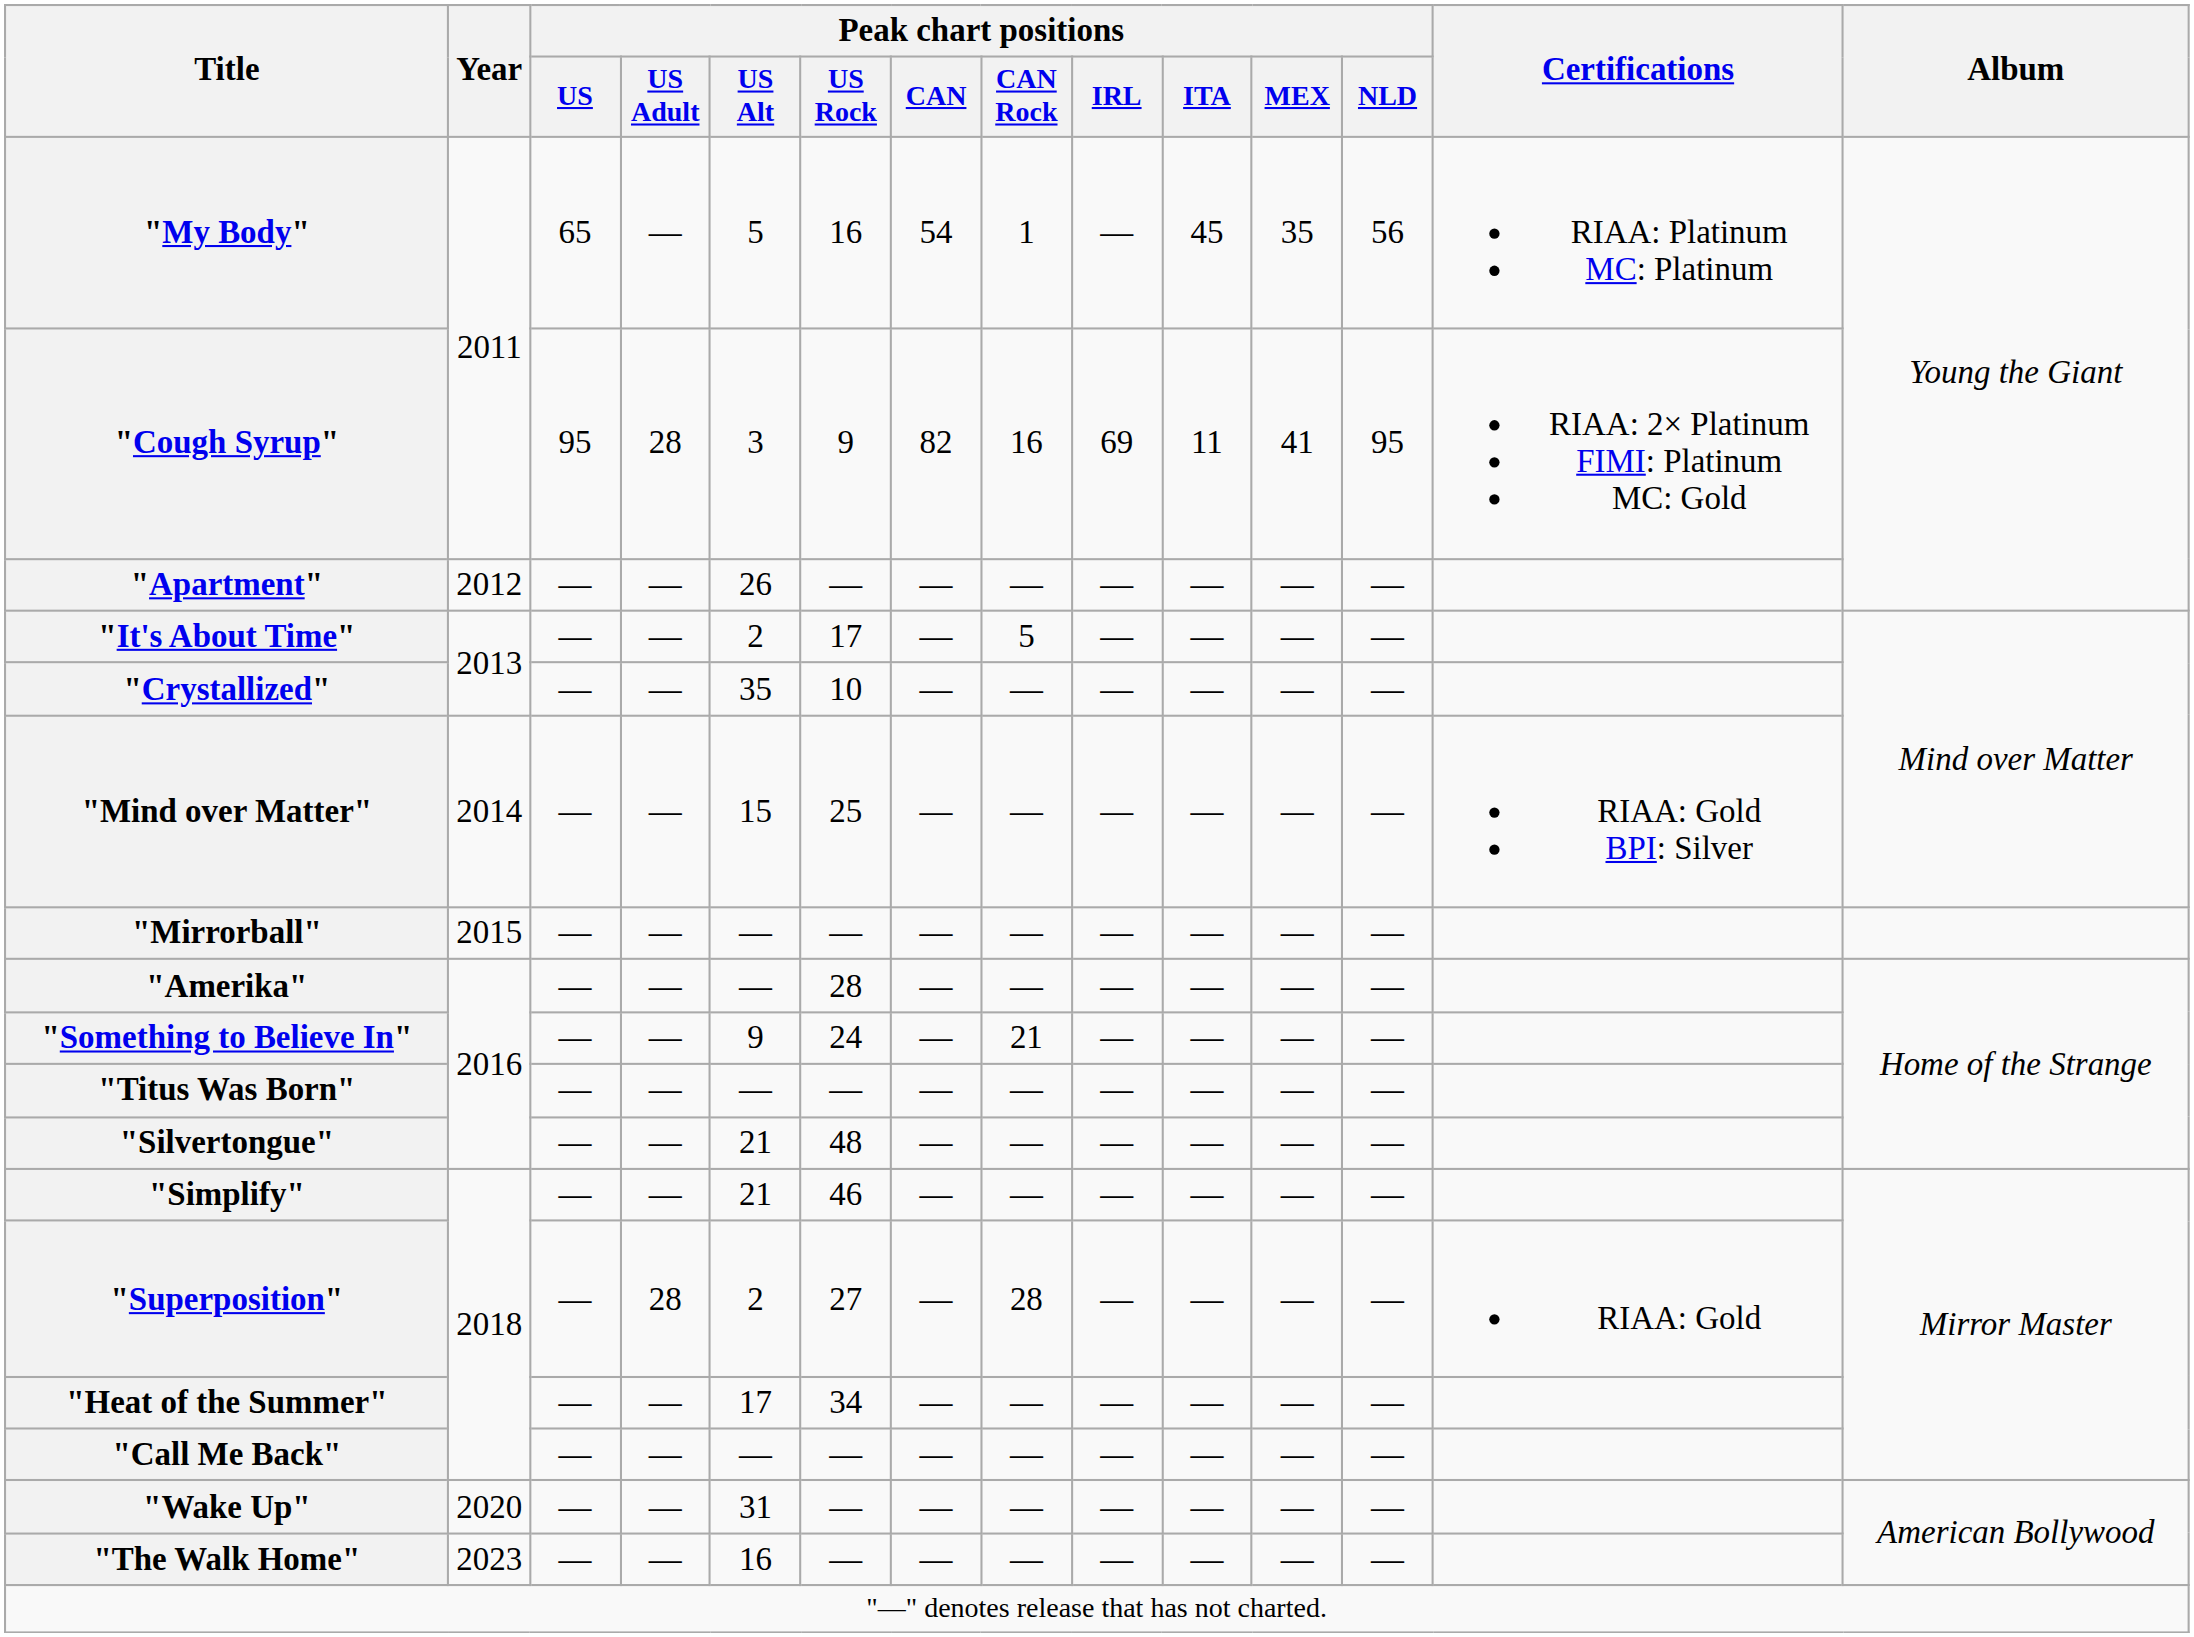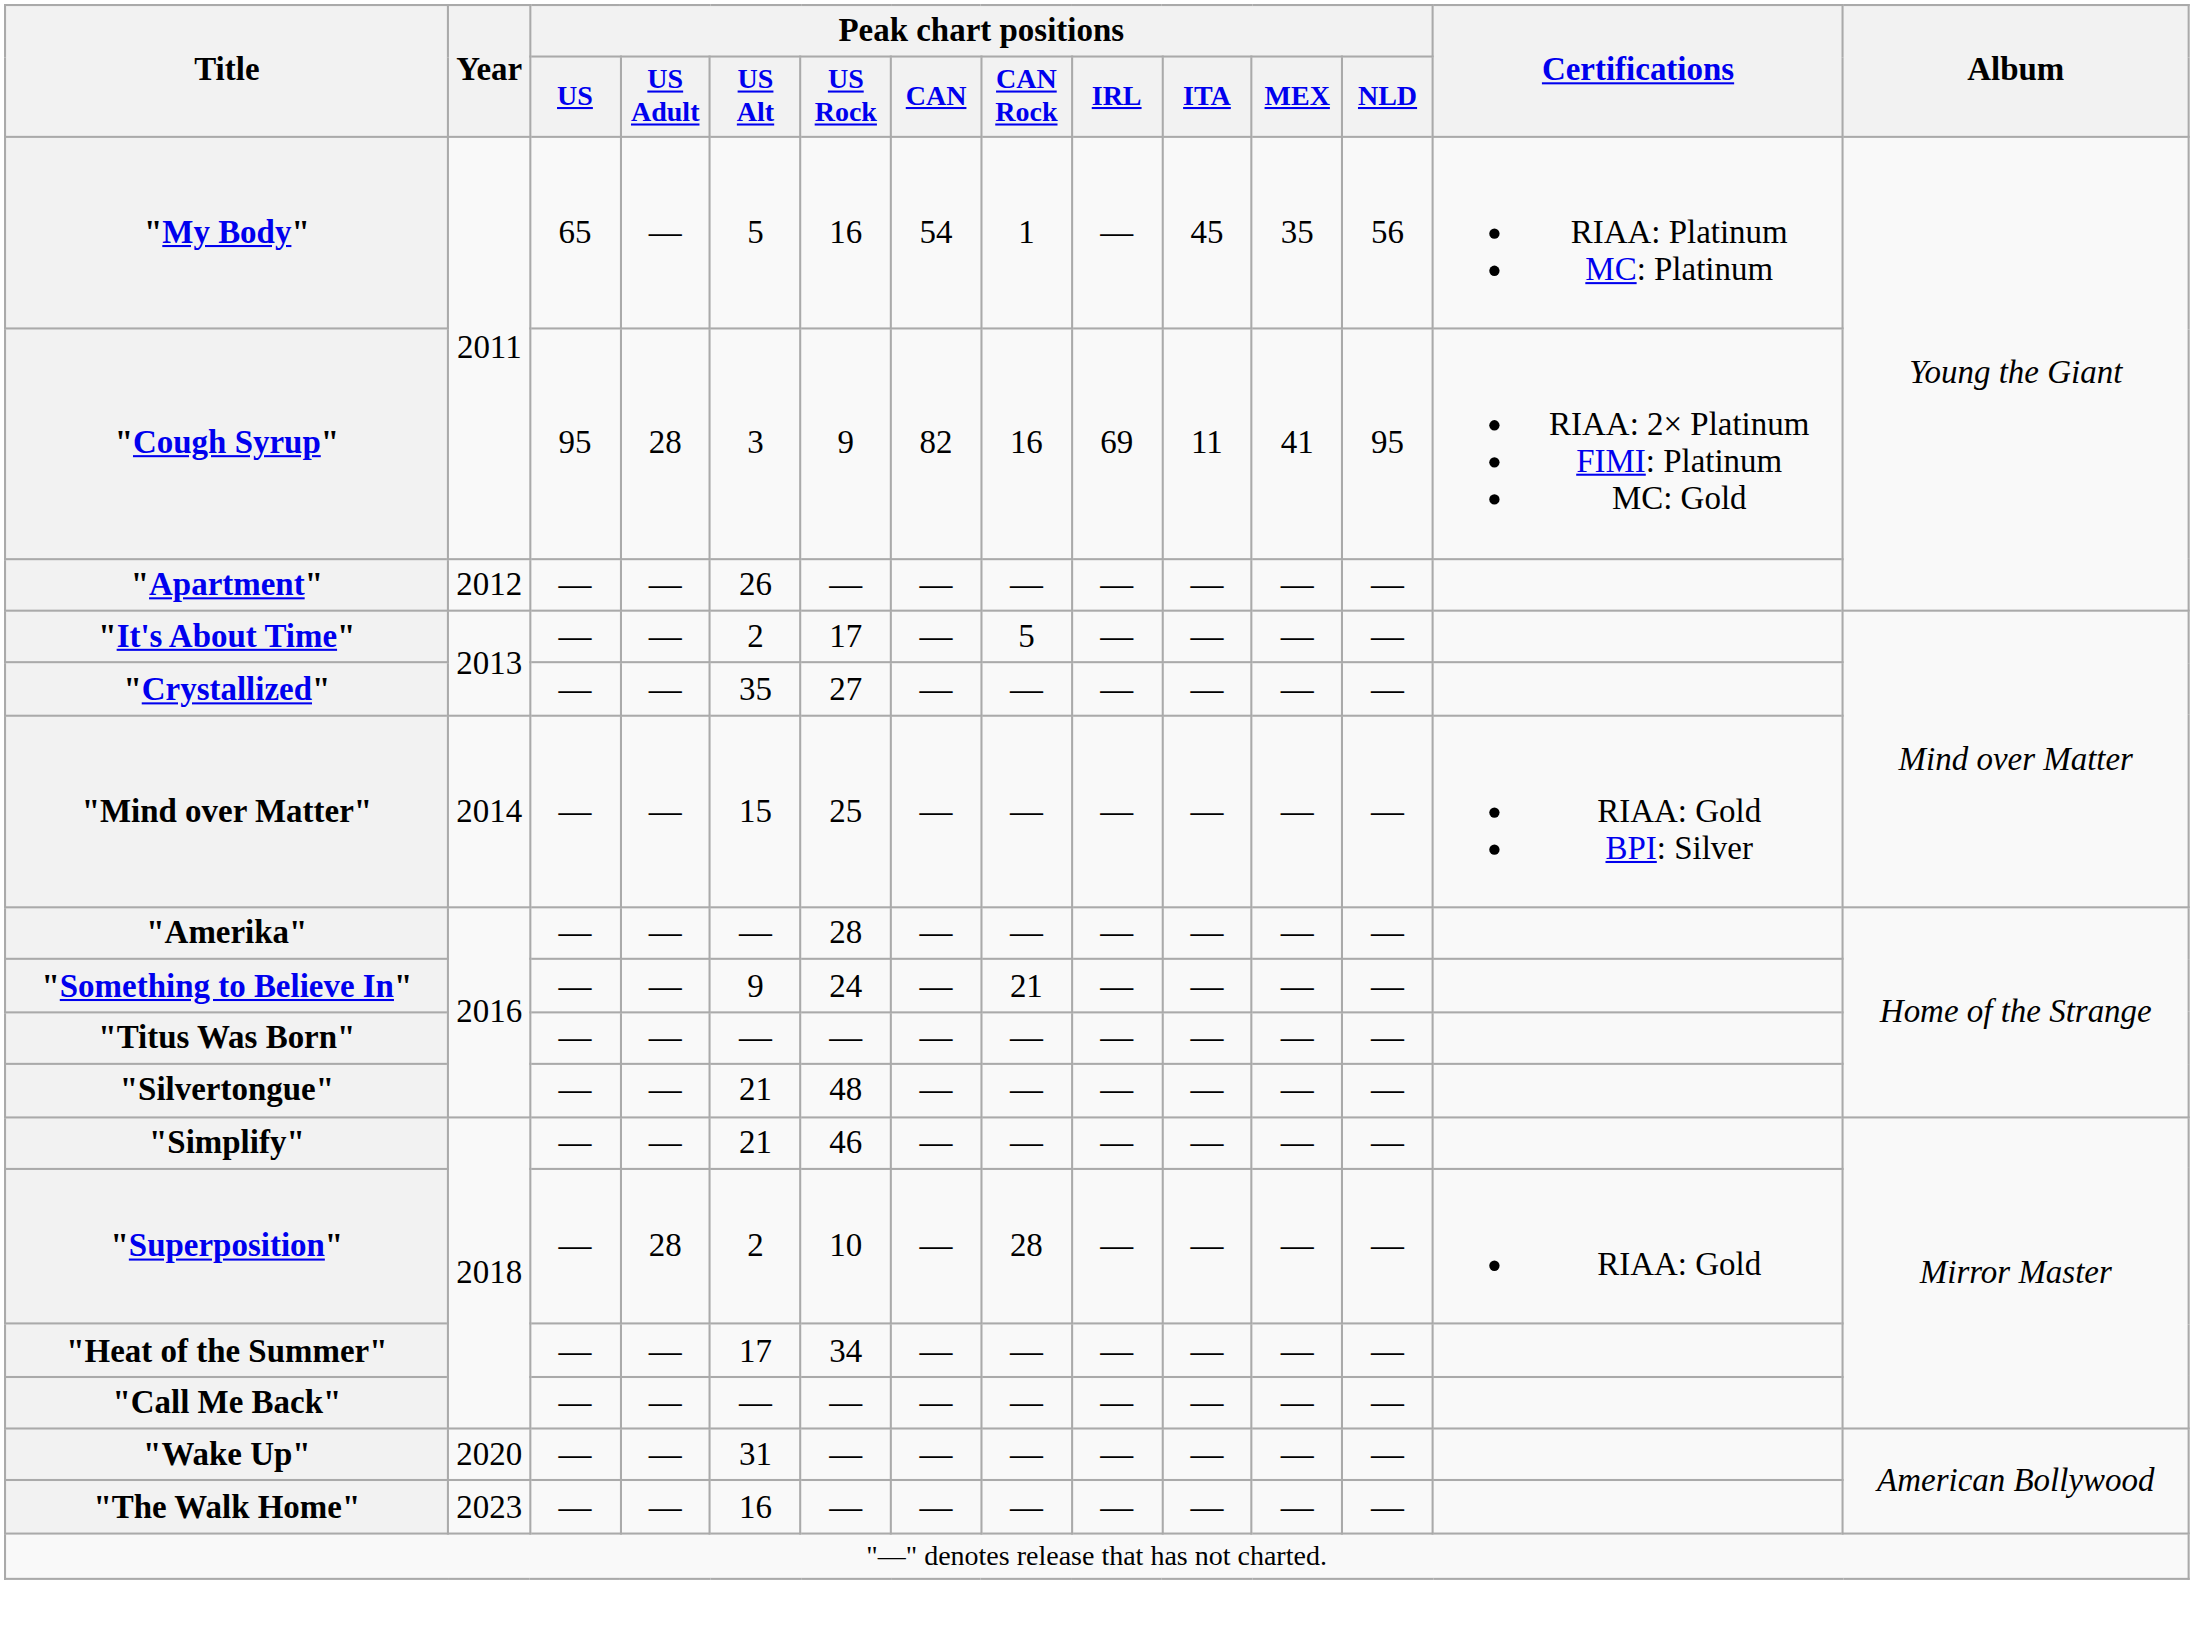(846, 688) 10 -> (846, 688) 27
- row: (227, 933)
(846, 1298) 27 -> (846, 1245) 10
